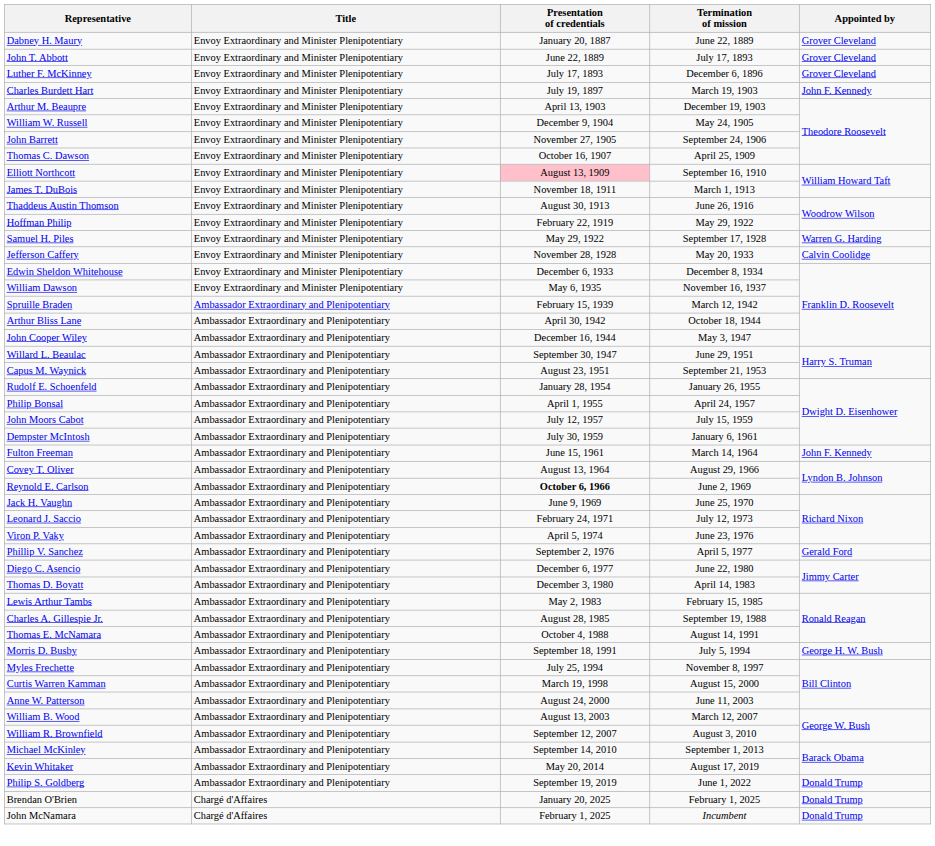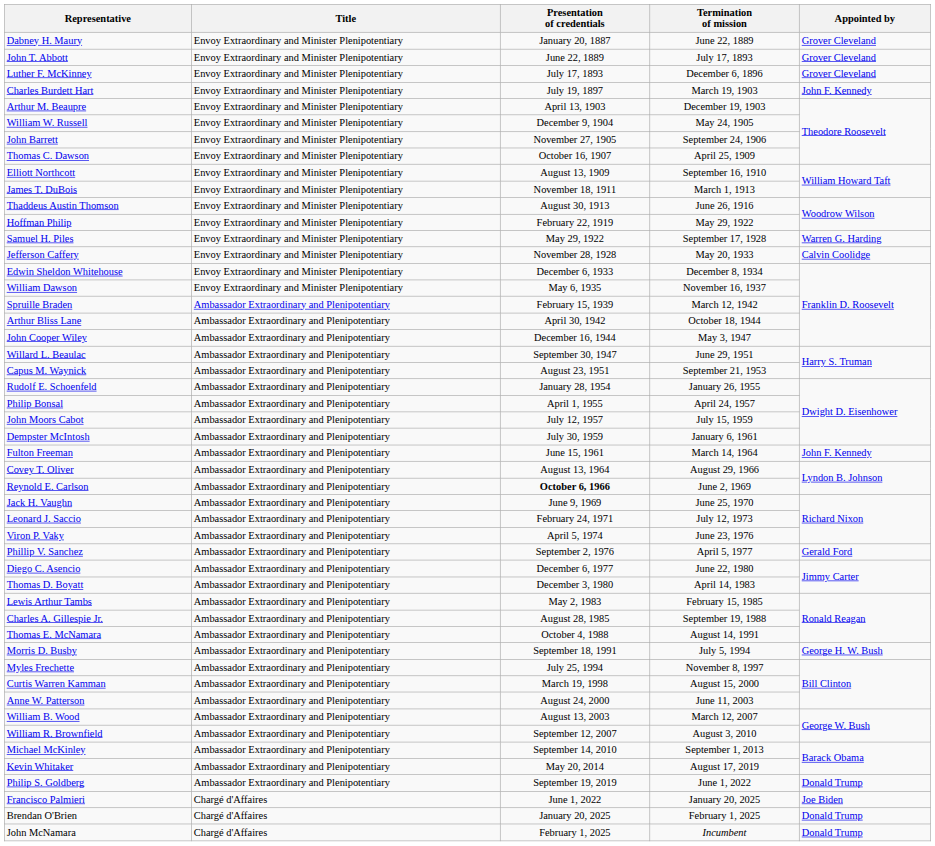(575, 172) pink background -> (575, 172) no background
+ row: (46, 799)
